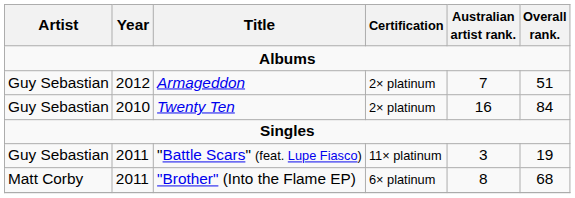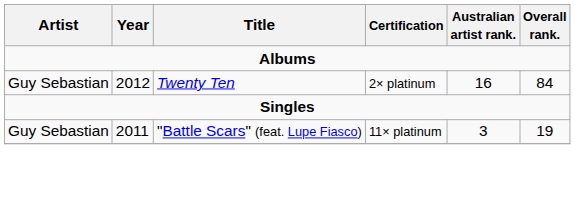- row: (201, 82)
(133, 107) 2010 -> (133, 82) 2012
- row: (256, 180)
